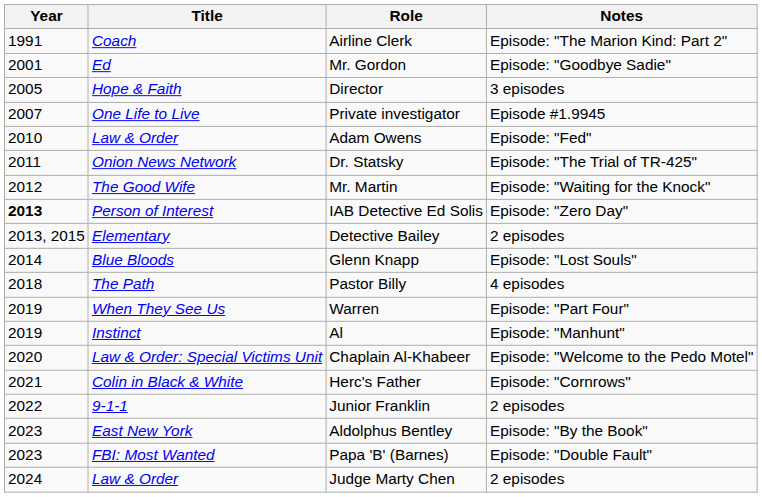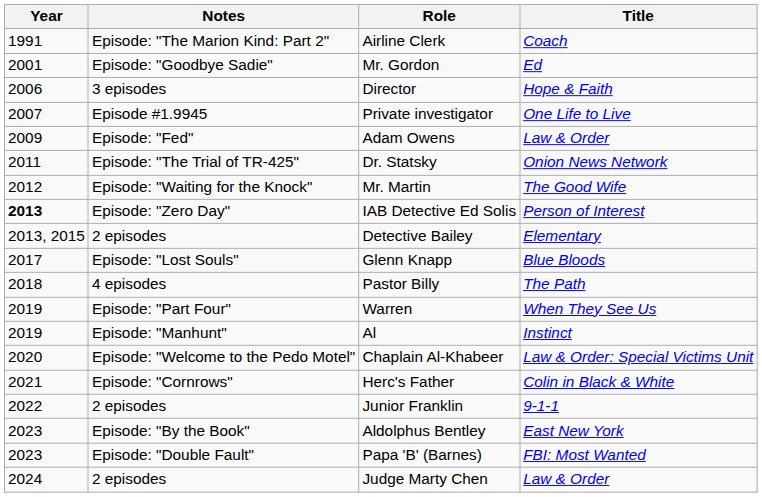columns swapped: (207, 16) <-> (622, 16)
(25, 89) 2005 -> (25, 89) 2006
(25, 138) 2010 -> (25, 138) 2009
(25, 260) 2014 -> (25, 260) 2017
